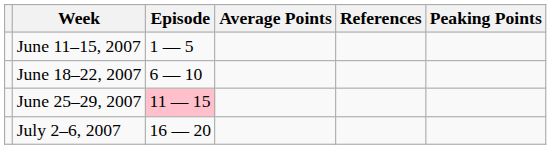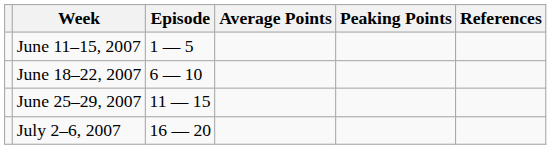columns swapped: (486, 18) <-> (381, 18)
(180, 102) pink background -> (180, 102) no background
